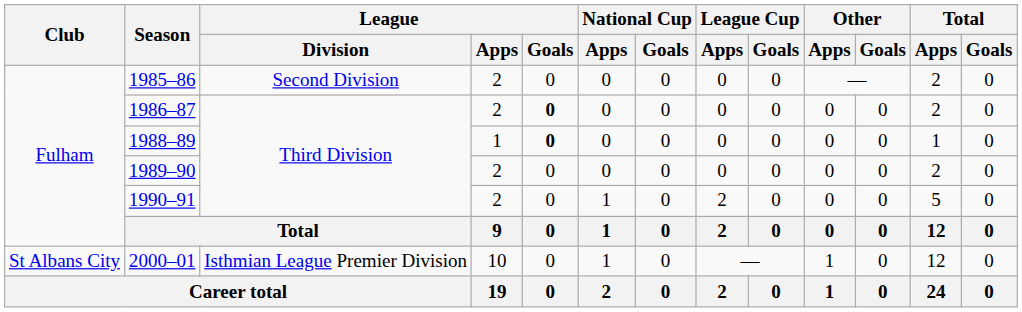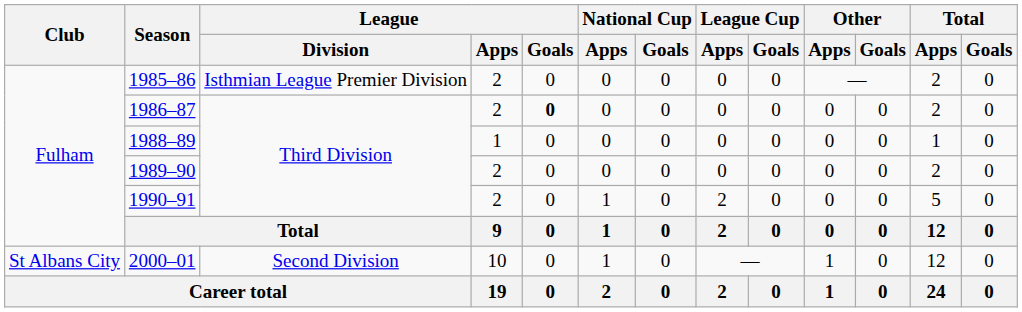(336, 79) Second Division -> (336, 79) Isthmian League Premier Division
(550, 140) bold -> (550, 140) normal
(336, 261) Isthmian League Premier Division -> (336, 261) Second Division
